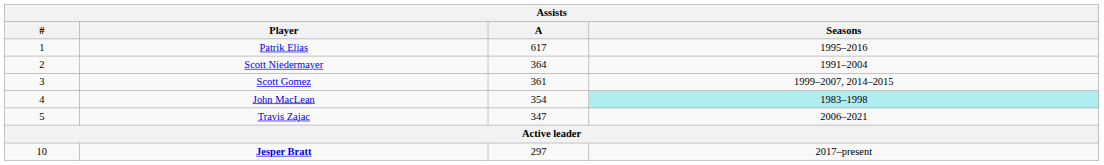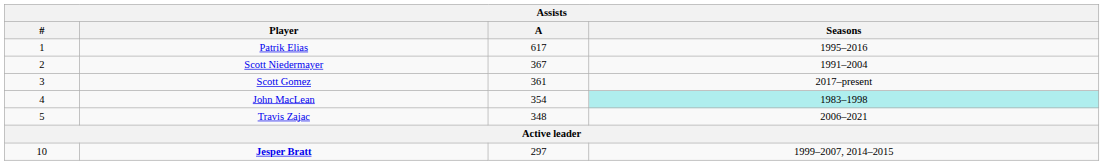(539, 65) 364 -> (539, 65) 367
(844, 82) 1999–2007, 2014–2015 -> (844, 82) 2017–present
(539, 117) 347 -> (539, 117) 348
(844, 151) 2017–present -> (844, 151) 1999–2007, 2014–2015
